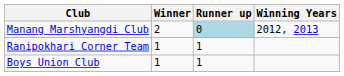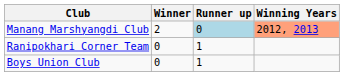(287, 30) no background -> (287, 30) lightsalmon background
(157, 46) 1 -> (157, 46) 0
(157, 63) 1 -> (157, 63) 0
